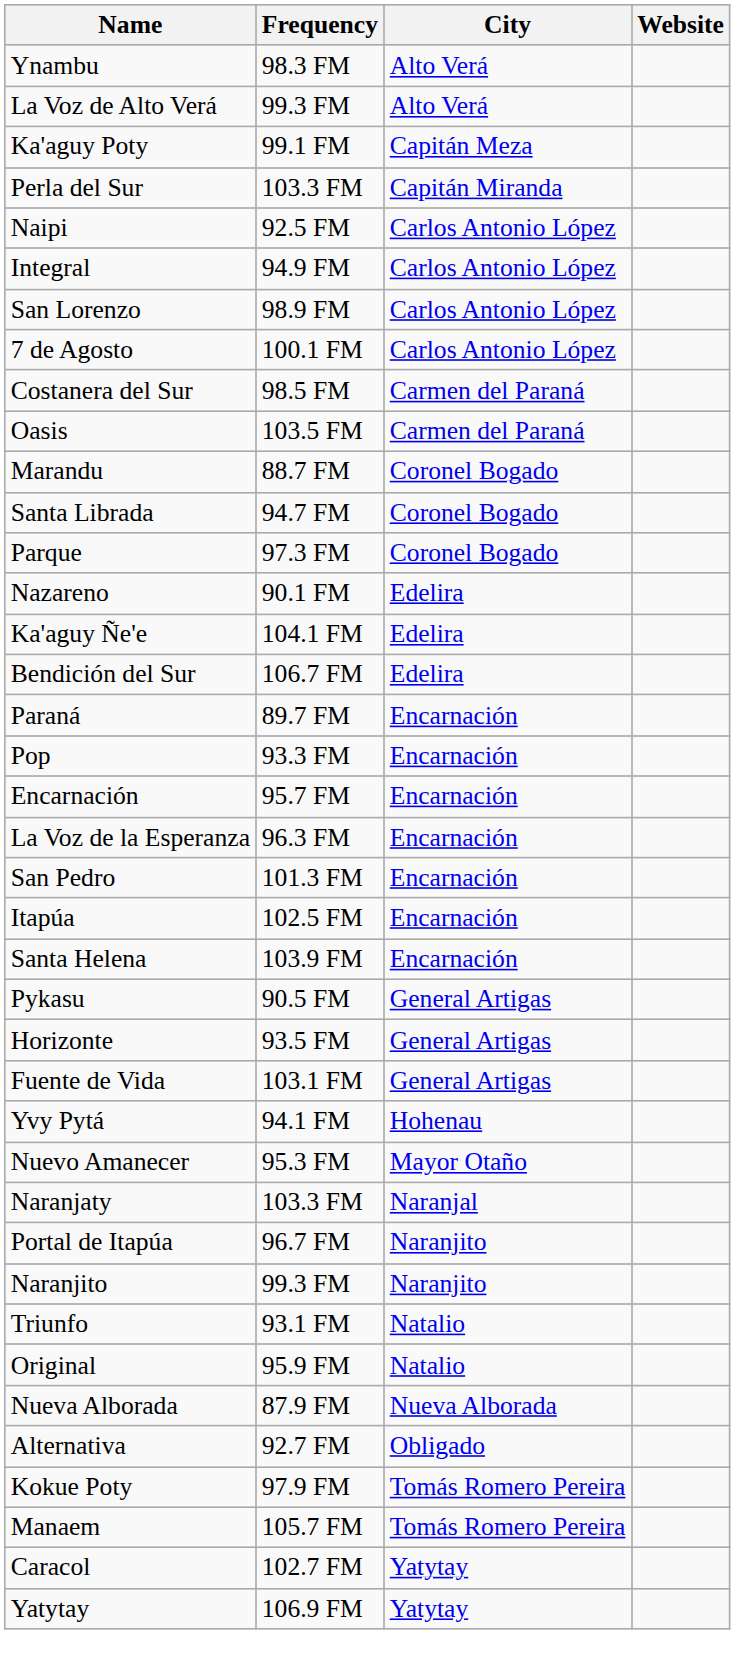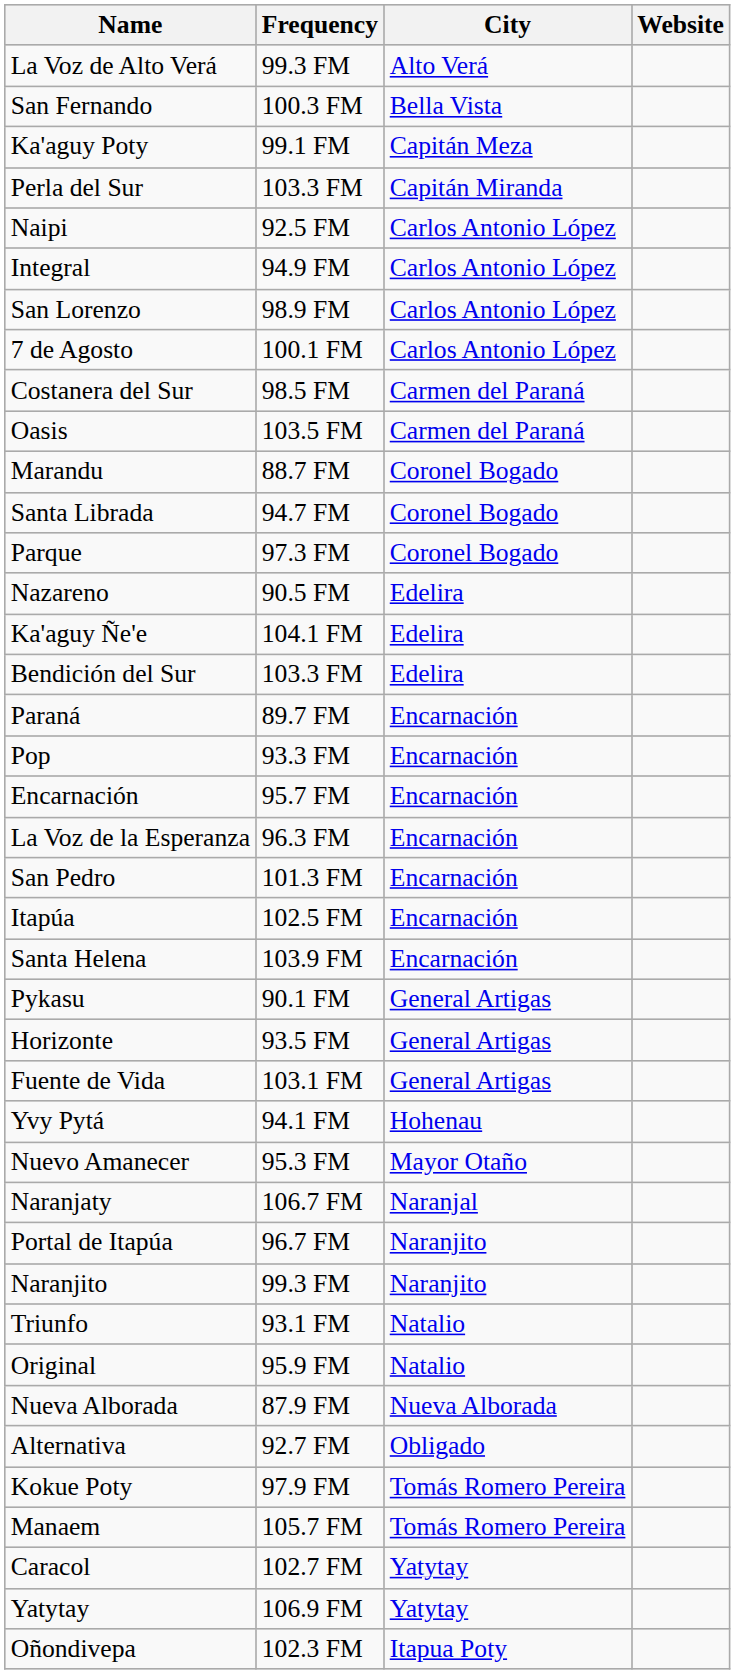- row: (55, 65)
+ row: (81, 106)
(306, 593) 90.1 FM -> (306, 593) 90.5 FM
(312, 674) 106.7 FM -> (312, 674) 103.3 FM
(306, 999) 90.5 FM -> (306, 999) 90.1 FM
(312, 1202) 103.3 FM -> (312, 1202) 106.7 FM
+ row: (73, 1648)
